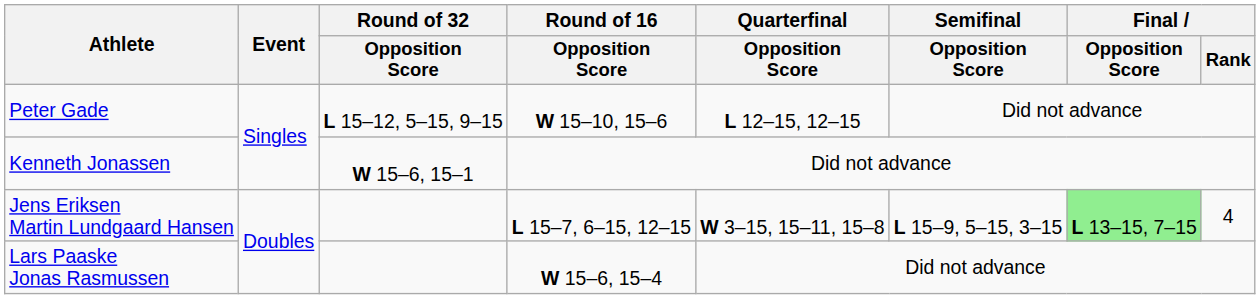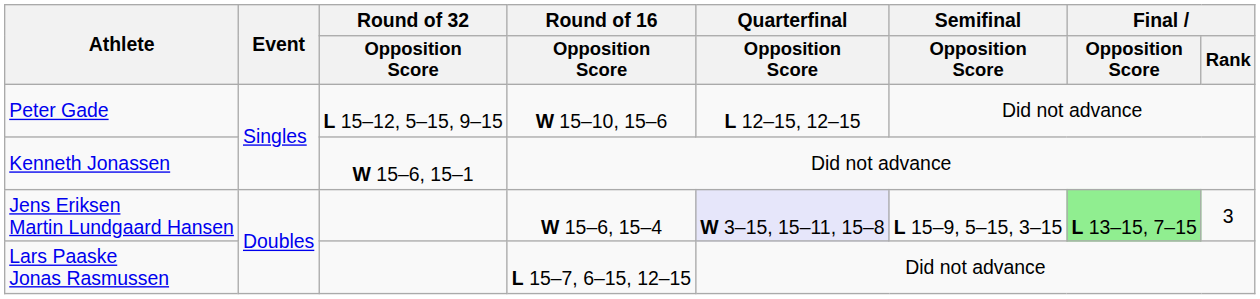(602, 227) L 15–7, 6–15, 12–15 -> (602, 227) W 15–6, 15–4
(792, 227) no background -> (792, 227) lavender background
(1228, 216) 4 -> (1228, 216) 3
(602, 279) W 15–6, 15–4 -> (602, 279) L 15–7, 6–15, 12–15
